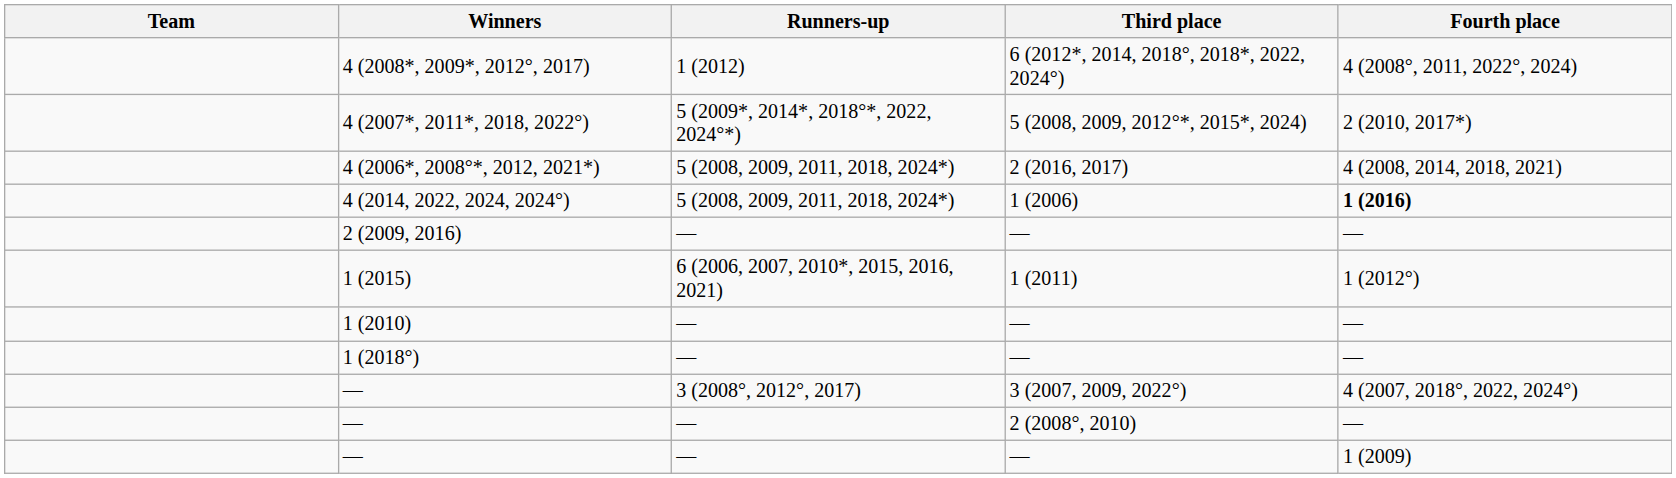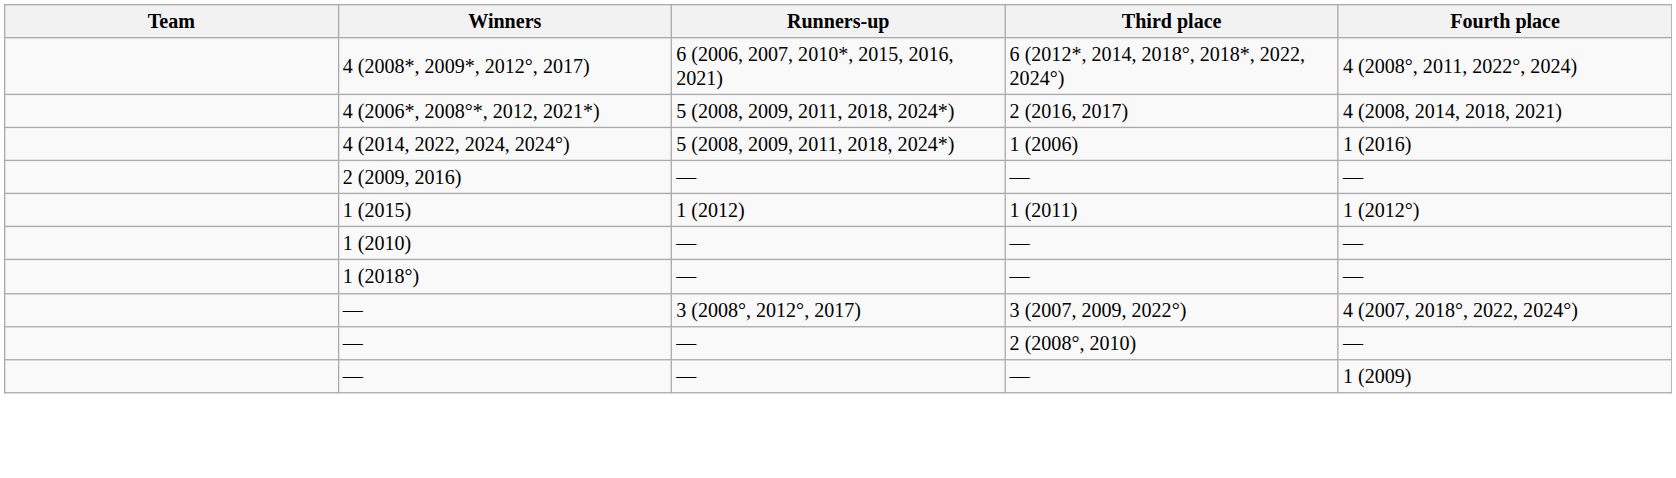(710, 66) 1 (2012) -> (815, 66) 6 (2006, 2007, 2010*, 2015, 2016, 2021)
- row: (466, 123)
(1377, 201) bold -> (1377, 144) normal
(815, 279) 6 (2006, 2007, 2010*, 2015, 2016, 2021) -> (710, 210) 1 (2012)
